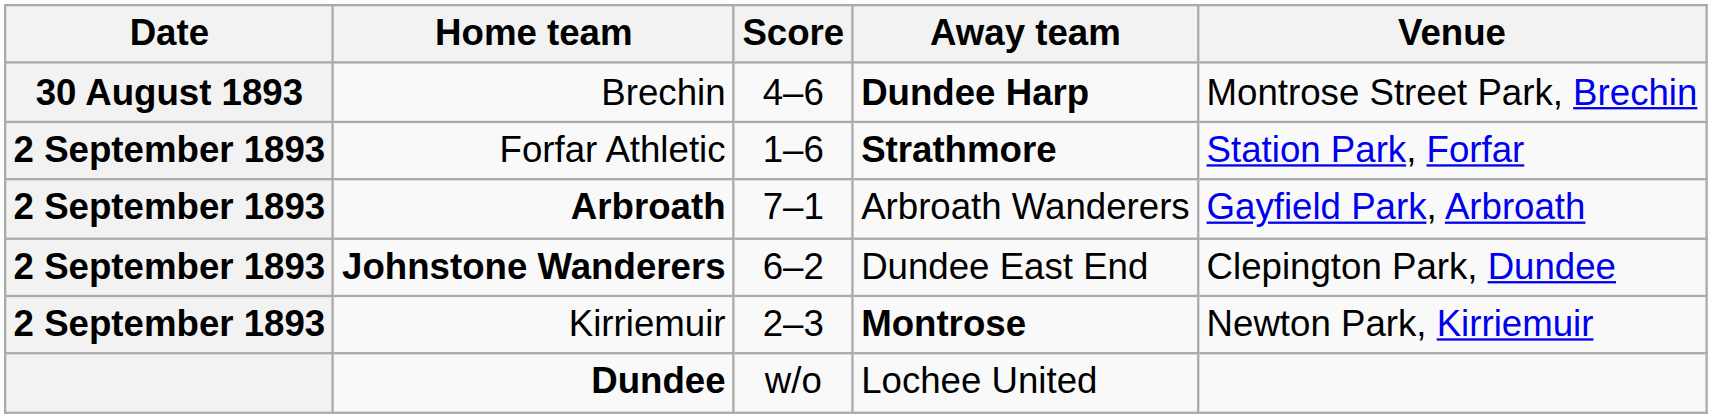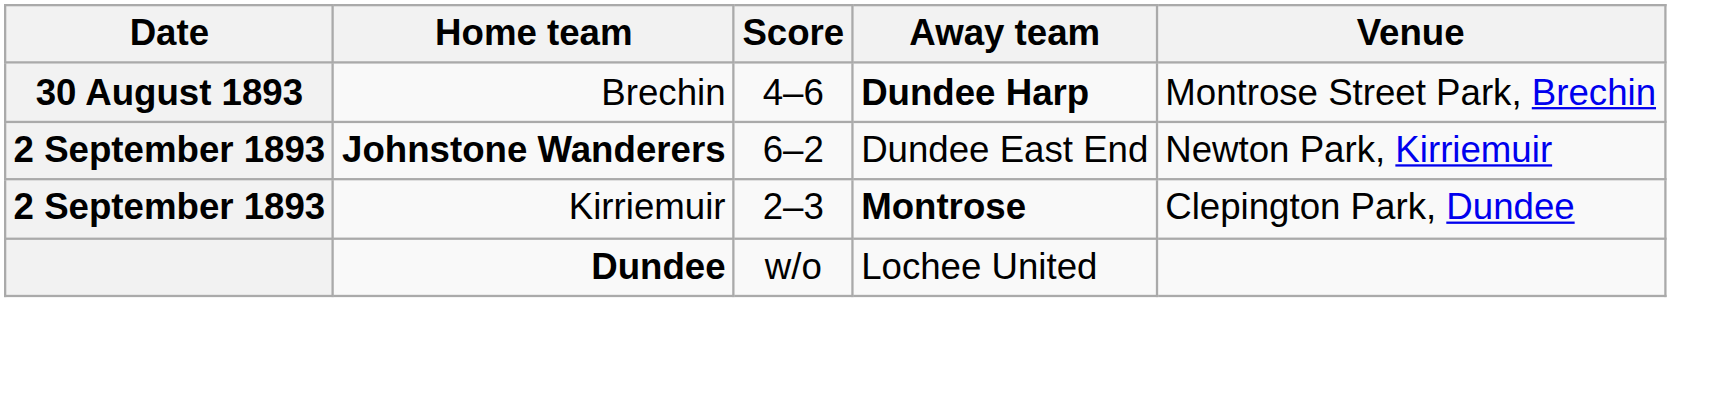- row: (613, 149)
- row: (648, 207)
(1411, 265) Clepington Park, Dundee -> (1359, 149) Newton Park, Kirriemuir
(1400, 324) Newton Park, Kirriemuir -> (1370, 207) Clepington Park, Dundee
